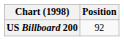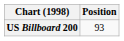(99, 28) 92 -> (99, 28) 93
